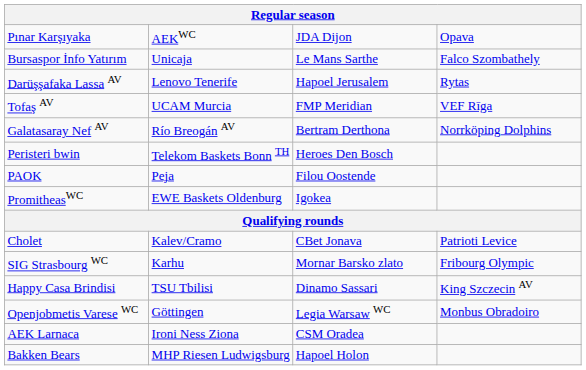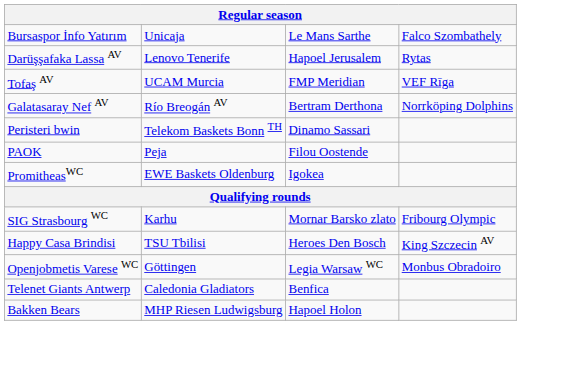- row: (49, 37)
(344, 153) Heroes Den Bosch -> (329, 129) Dinamo Sassari
- row: (25, 241)
(337, 287) Dinamo Sassari -> (337, 243) Heroes Den Bosch
+ row: (69, 289)
- row: (43, 334)
